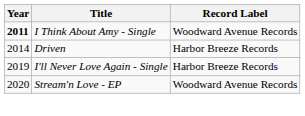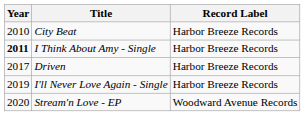+ row: (55, 31)
(235, 31) Woodward Avenue Records -> (225, 48) Harbor Breeze Records
(18, 48) 2014 -> (18, 66) 2017
